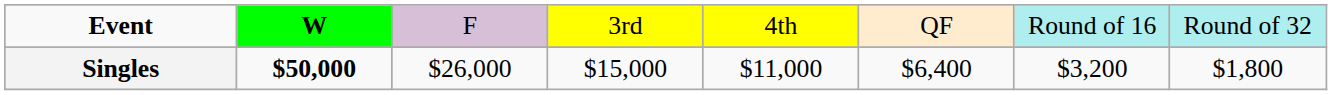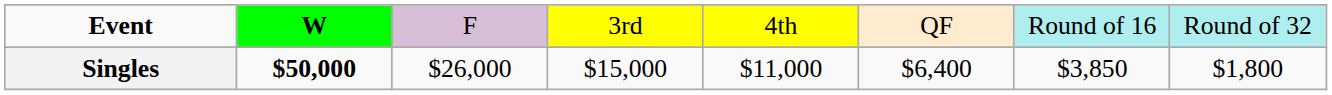(1092, 68) $3,200 -> (1092, 68) $3,850
